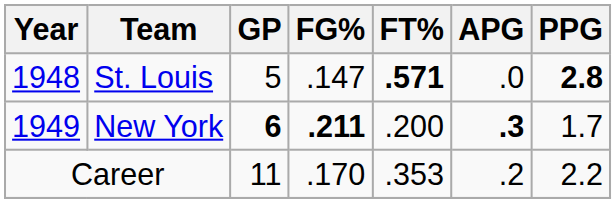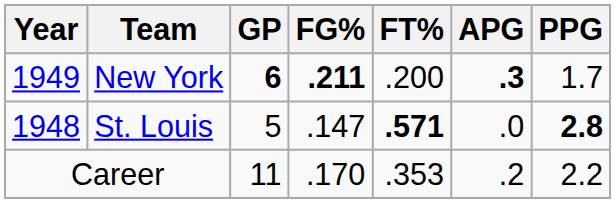rows swapped: (154, 78) <-> (159, 126)
